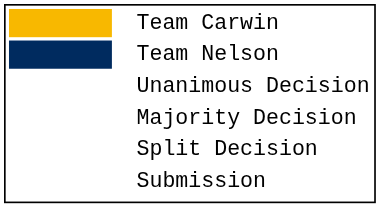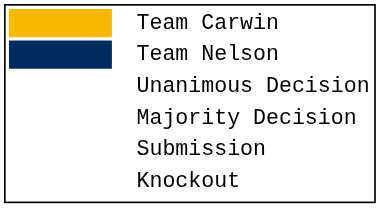- row: (227, 149)
+ row: (188, 181)
